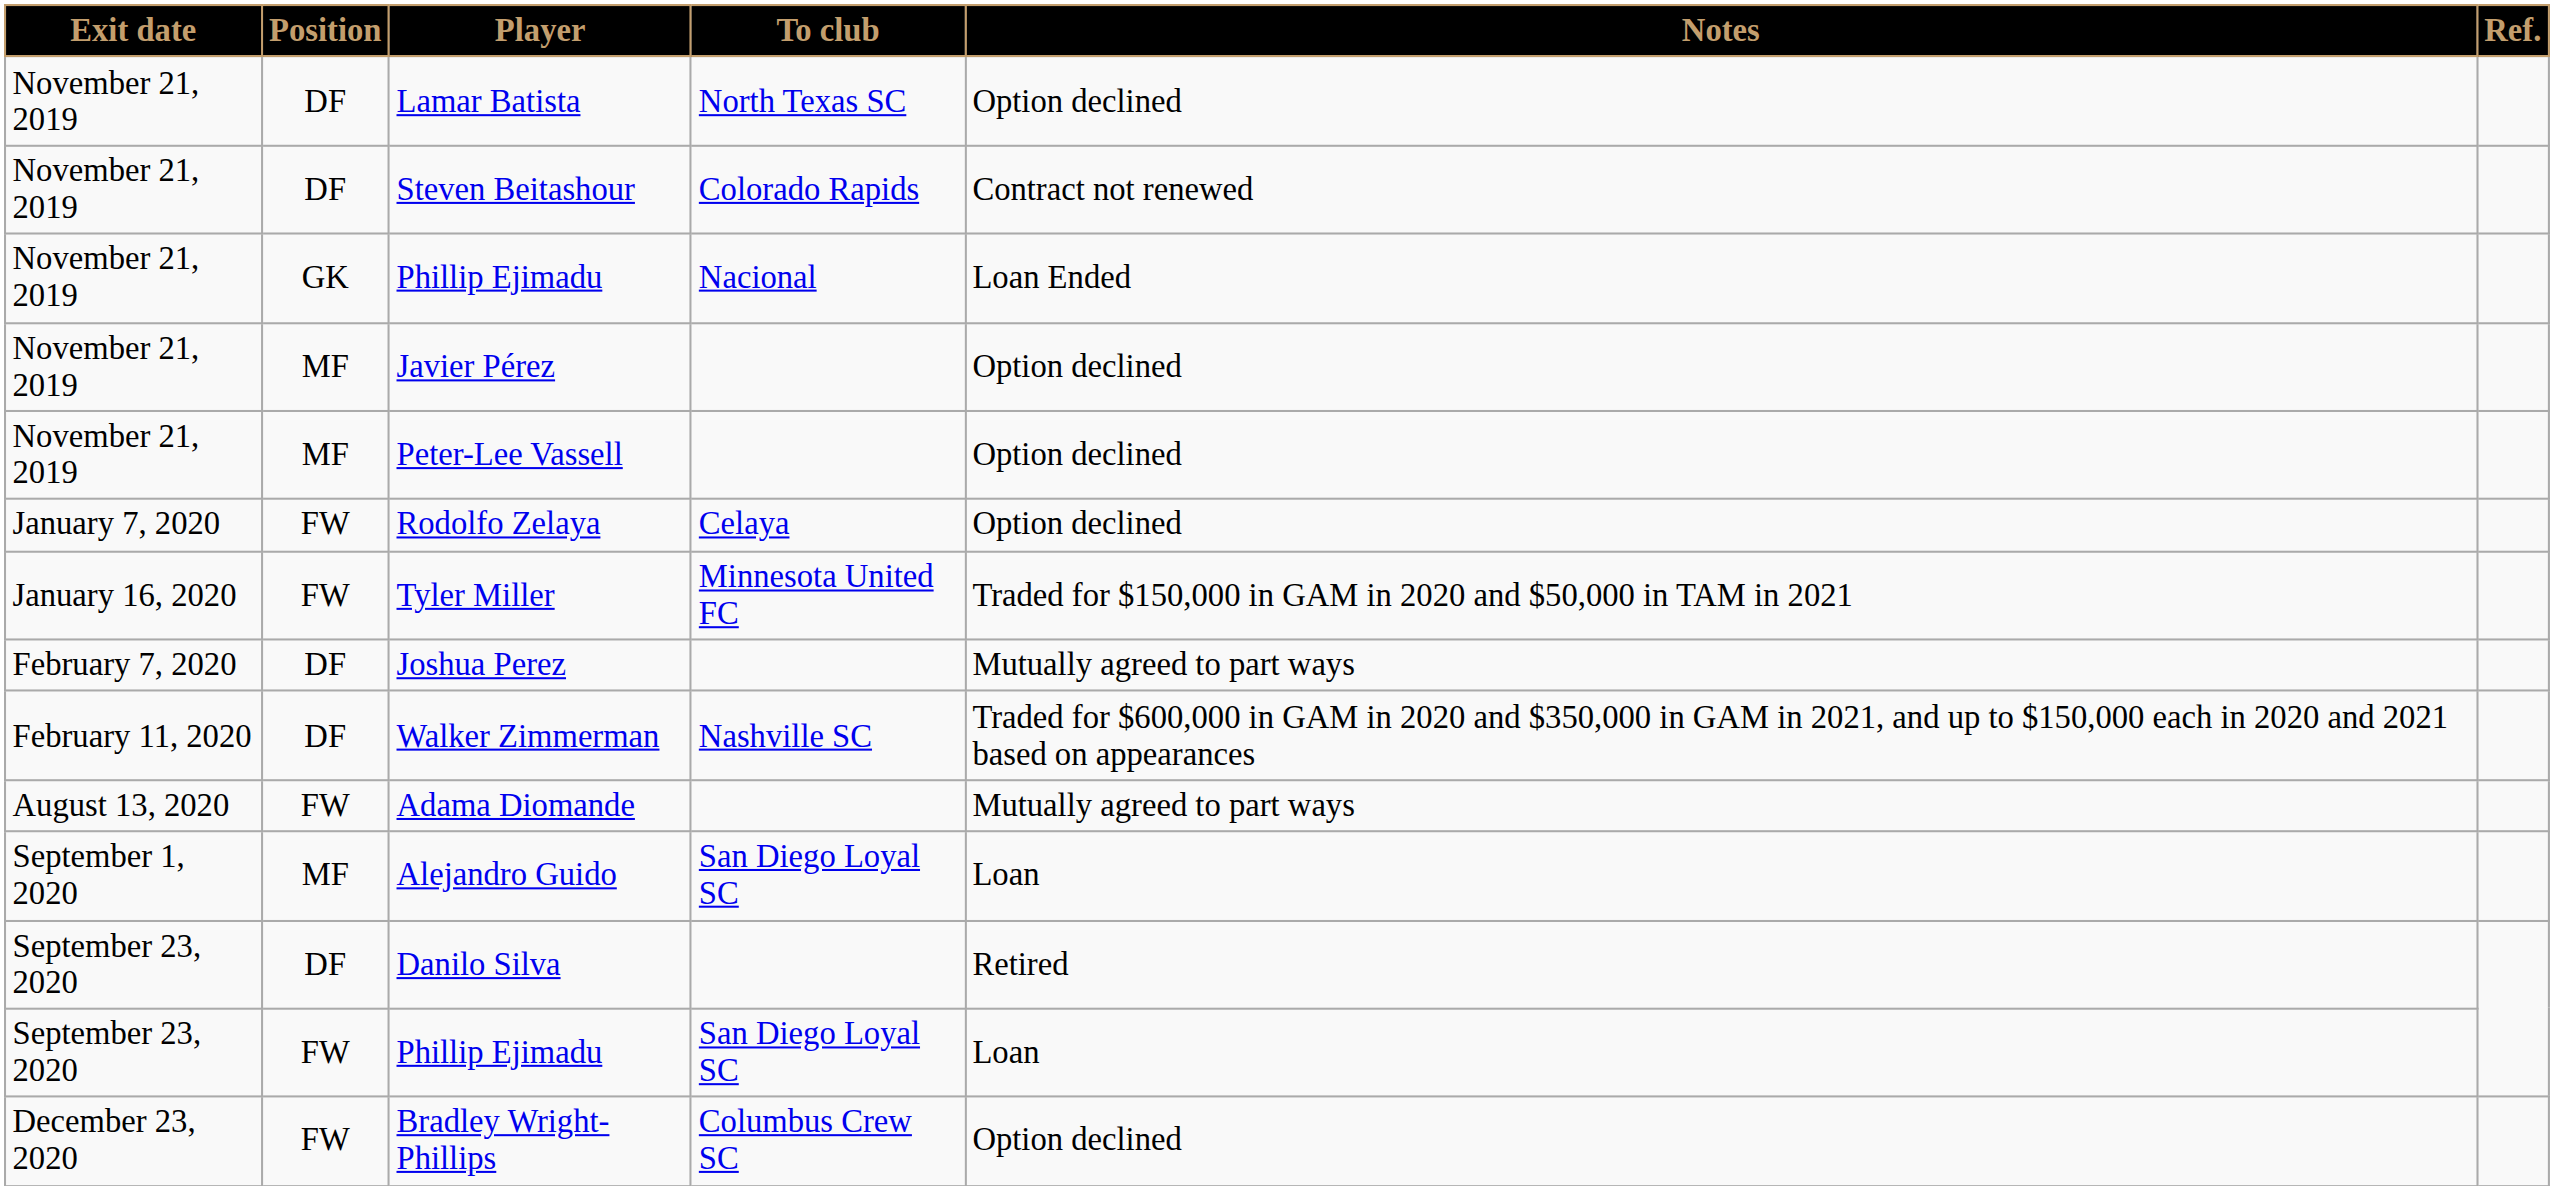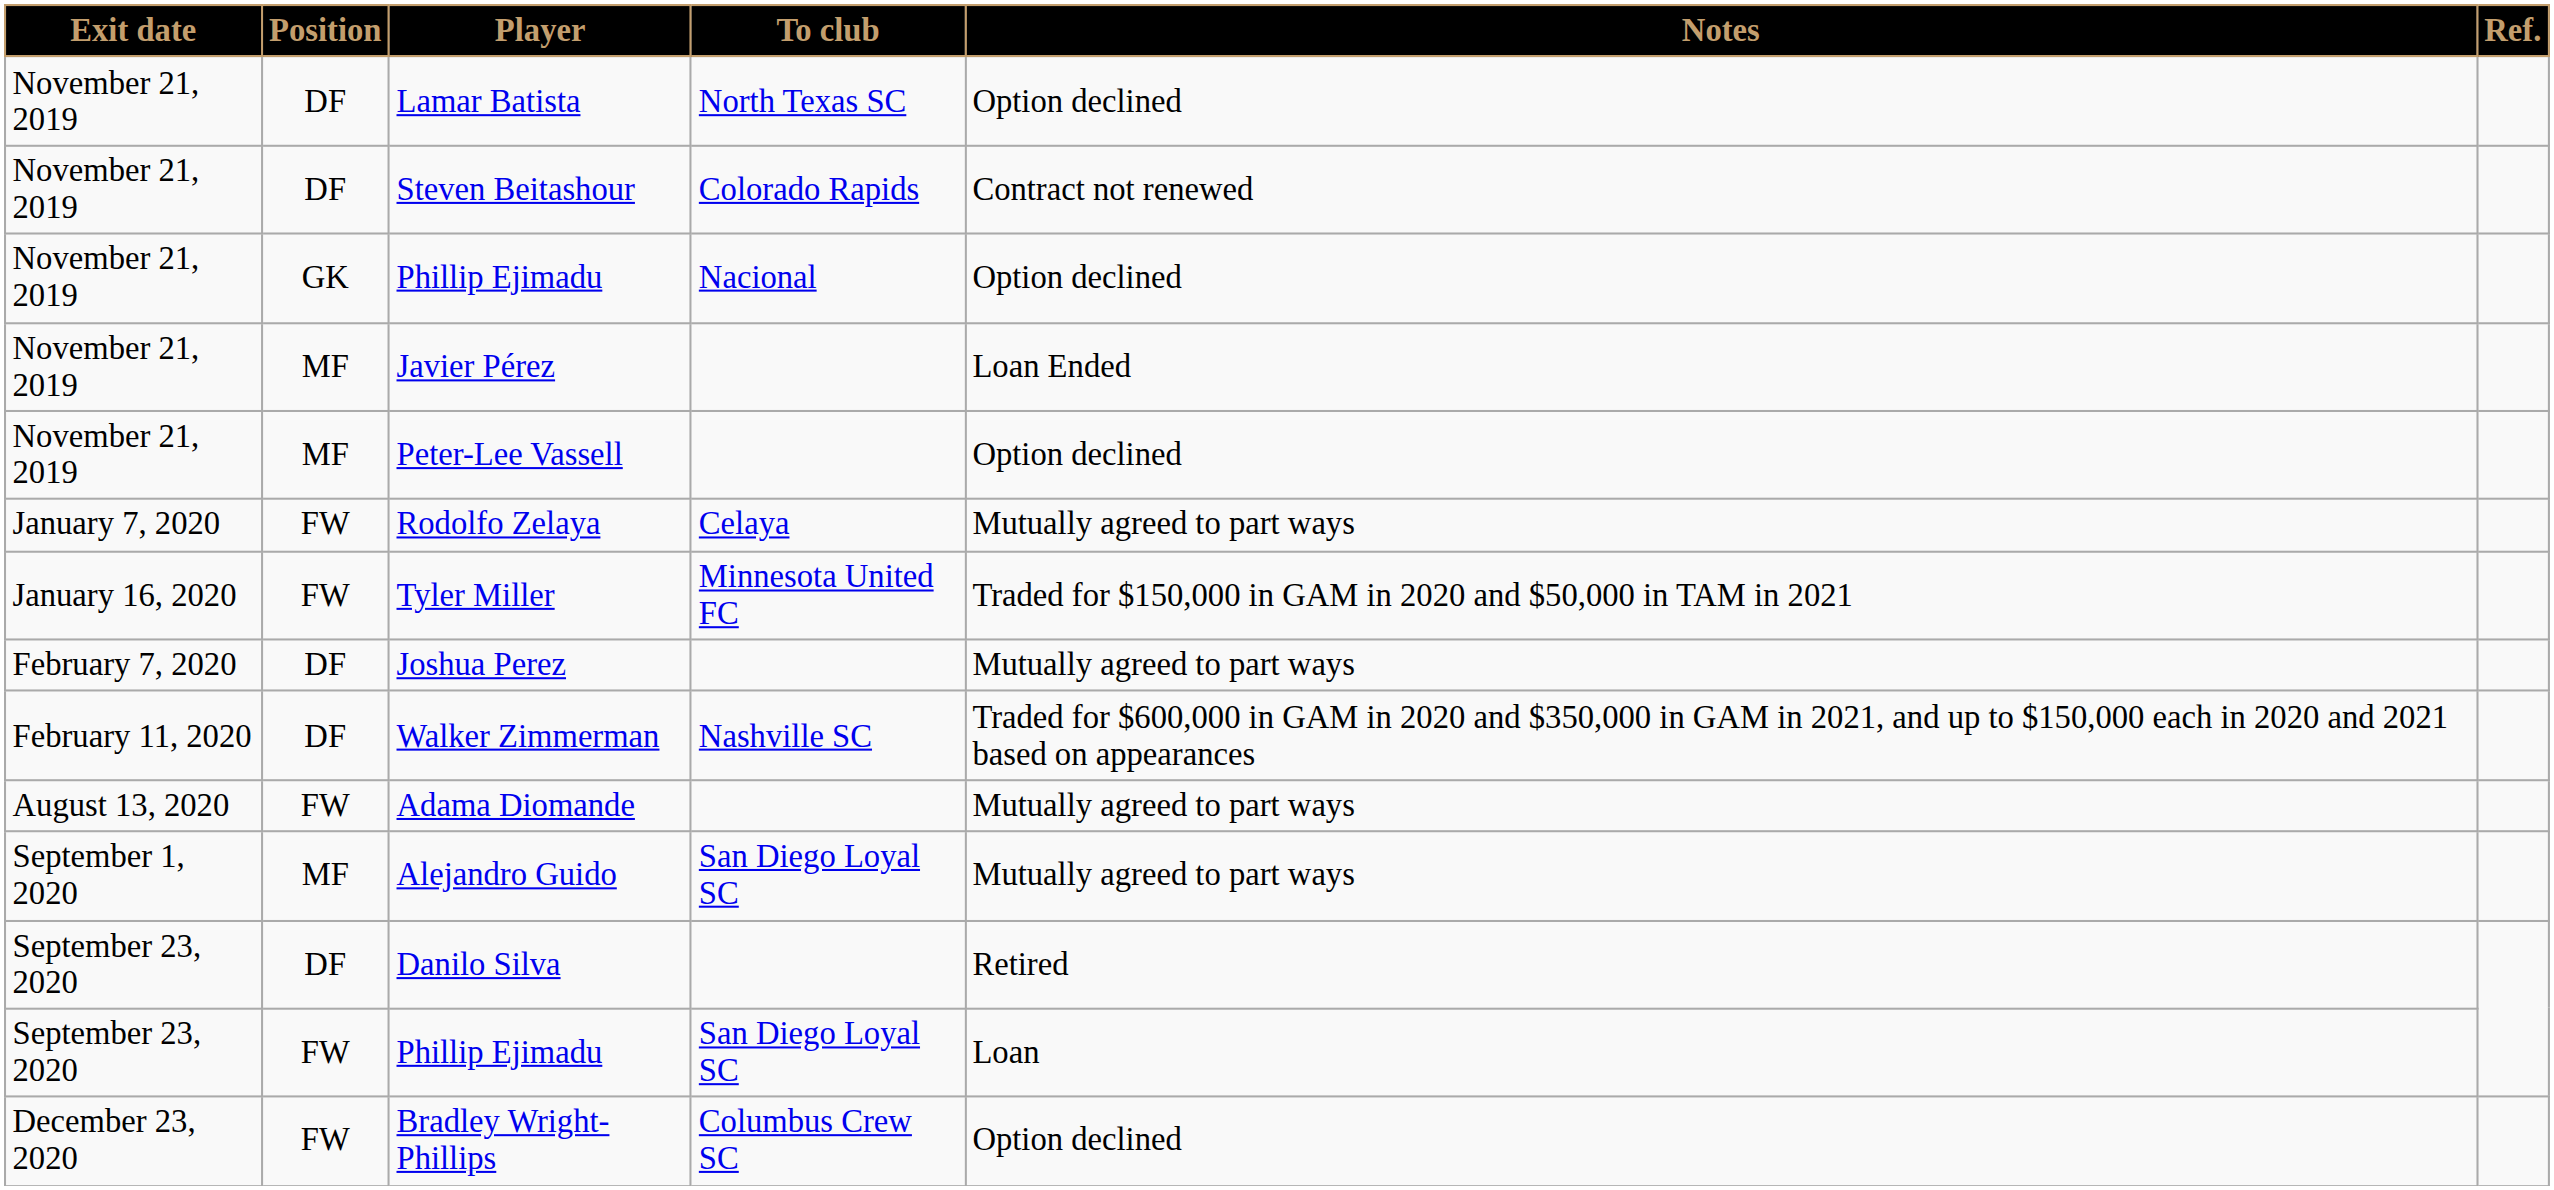(1052, 277) Loan Ended -> (1077, 277) Option declined
(1077, 365) Option declined -> (1052, 365) Loan Ended
(1077, 524) Option declined -> (1164, 524) Mutually agreed to part ways
(1006, 875) Loan -> (1164, 875) Mutually agreed to part ways
